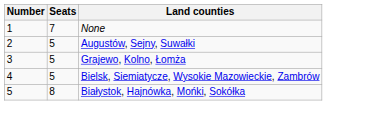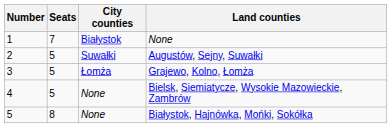+ column: (112, 18)
